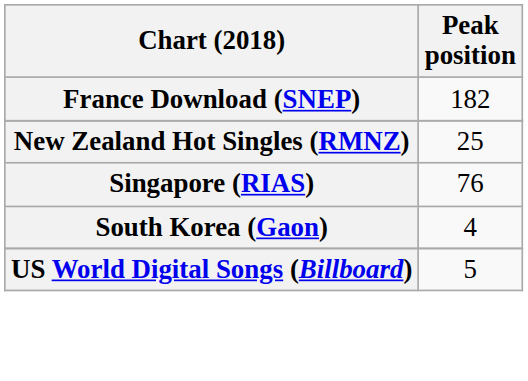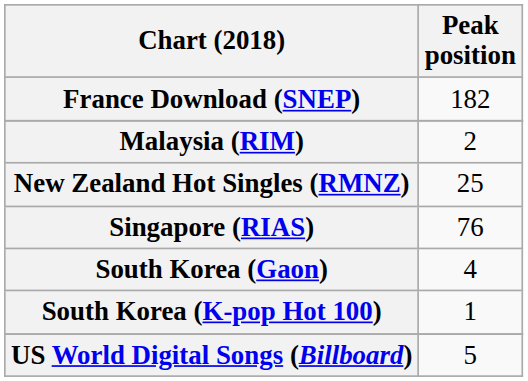+ row: (212, 141)
+ row: (212, 311)
